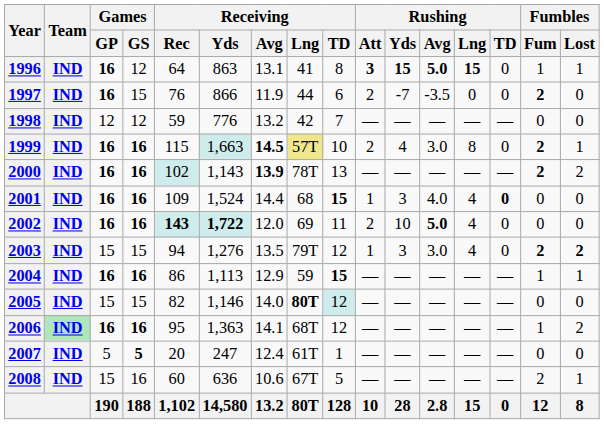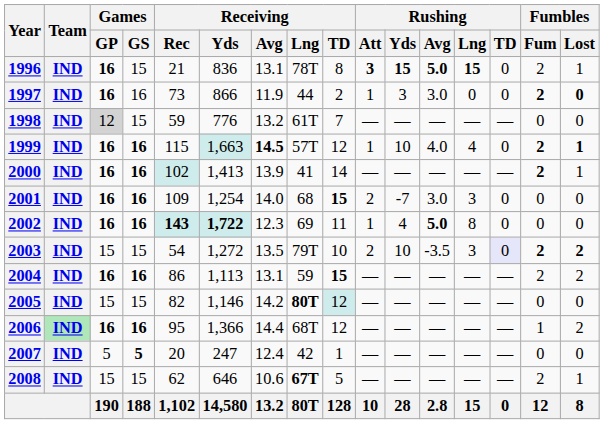(139, 69) 12 -> (139, 69) 15
(177, 69) 64 -> (177, 69) 21
(225, 69) 863 -> (225, 69) 836
(305, 69) 41 -> (305, 69) 78T
(540, 69) 1 -> (540, 69) 2
(139, 95) 15 -> (139, 95) 16
(177, 95) 76 -> (177, 95) 73
(339, 95) 6 -> (339, 95) 2
(370, 95) 2 -> (370, 95) 1
(403, 95) -7 -> (403, 95) 3
(437, 95) -3.5 -> (437, 95) 3.0
(580, 95) normal -> (580, 95) bold
(107, 120) no background -> (107, 120) lightgrey background
(139, 120) 12 -> (139, 120) 15
(305, 120) 42 -> (305, 120) 61T
(305, 146) khaki background -> (305, 146) no background
(339, 146) 10 -> (339, 146) 12
(370, 146) 2 -> (370, 146) 1
(403, 146) 4 -> (403, 146) 10
(437, 146) 3.0 -> (437, 146) 4.0
(472, 146) 8 -> (472, 146) 4
(580, 146) normal -> (580, 146) bold
(225, 172) 1,143 -> (225, 172) 1,413
(269, 172) bold -> (269, 172) normal
(305, 172) 78T -> (305, 172) 41
(339, 172) 13 -> (339, 172) 14
(580, 172) 2 -> (580, 172) 1
(225, 198) 1,524 -> (225, 198) 1,254
(269, 198) 14.4 -> (269, 198) 14.0
(370, 198) 1 -> (370, 198) 2
(403, 198) 3 -> (403, 198) -7
(437, 198) 4.0 -> (437, 198) 3.0
(472, 198) 4 -> (472, 198) 3
(505, 198) bold -> (505, 198) normal
(269, 224) 12.0 -> (269, 224) 12.3
(370, 224) 2 -> (370, 224) 1
(403, 224) 10 -> (403, 224) 4
(472, 224) 4 -> (472, 224) 8
(177, 250) 94 -> (177, 250) 54
(225, 250) 1,276 -> (225, 250) 1,272
(339, 250) 12 -> (339, 250) 10
(370, 250) 1 -> (370, 250) 2
(403, 250) 3 -> (403, 250) 10
(437, 250) 3.0 -> (437, 250) -3.5
(472, 250) 4 -> (472, 250) 3
(505, 250) no background -> (505, 250) lavender background
(269, 276) 12.9 -> (269, 276) 13.1
(540, 276) 1 -> (540, 276) 2
(580, 276) 1 -> (580, 276) 2
(269, 302) 14.0 -> (269, 302) 14.2
(225, 328) 1,363 -> (225, 328) 1,366
(269, 328) 14.1 -> (269, 328) 14.4
(305, 353) 61T -> (305, 353) 42
(139, 379) 16 -> (139, 379) 15
(177, 379) 60 -> (177, 379) 62
(225, 379) 636 -> (225, 379) 646
(305, 379) normal -> (305, 379) bold
